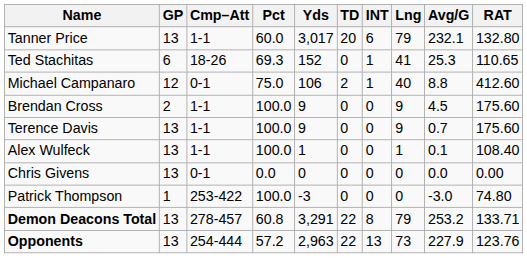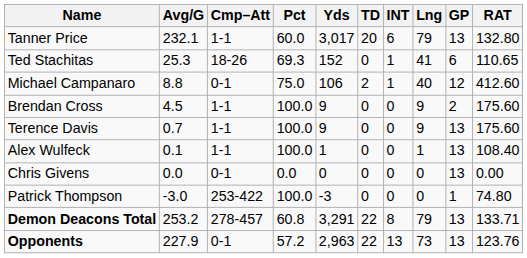columns swapped: (173, 15) <-> (449, 15)
(216, 241) 254-444 -> (221, 241) 0-1
